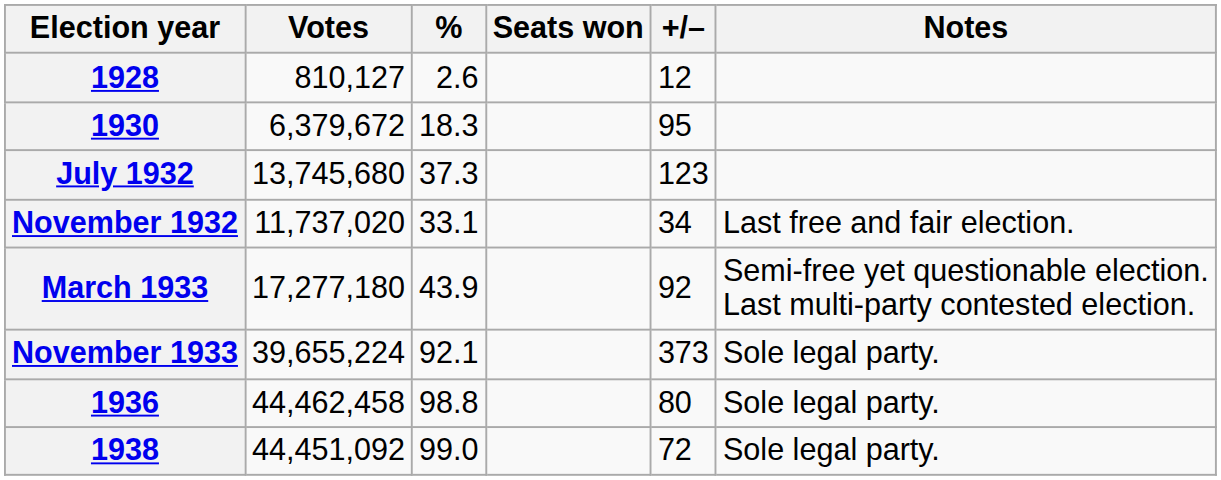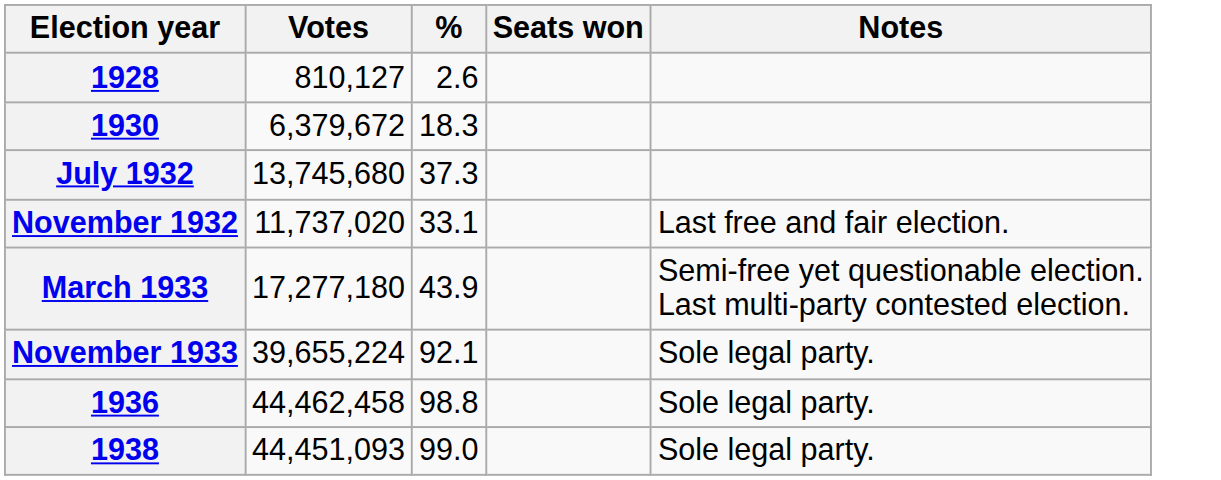- column: (683, 28)
(329, 450) 44,451,092 -> (329, 450) 44,451,093
